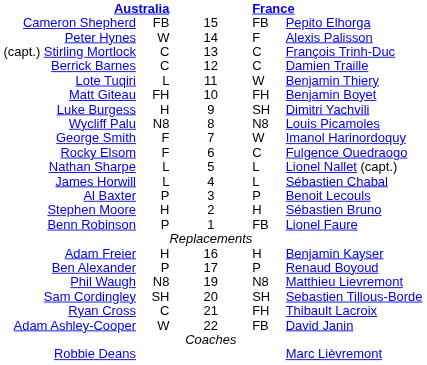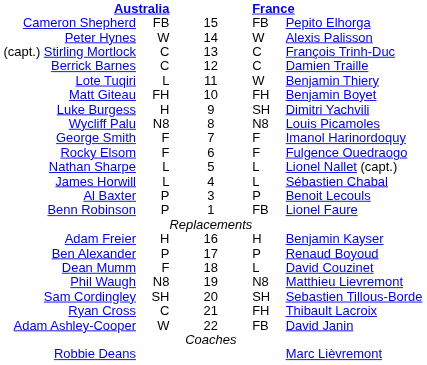(256, 37) F -> (258, 37) W
(258, 138) W -> (256, 138) F
(257, 152) C -> (256, 152) F
- row: (92, 210)
+ row: (99, 267)
